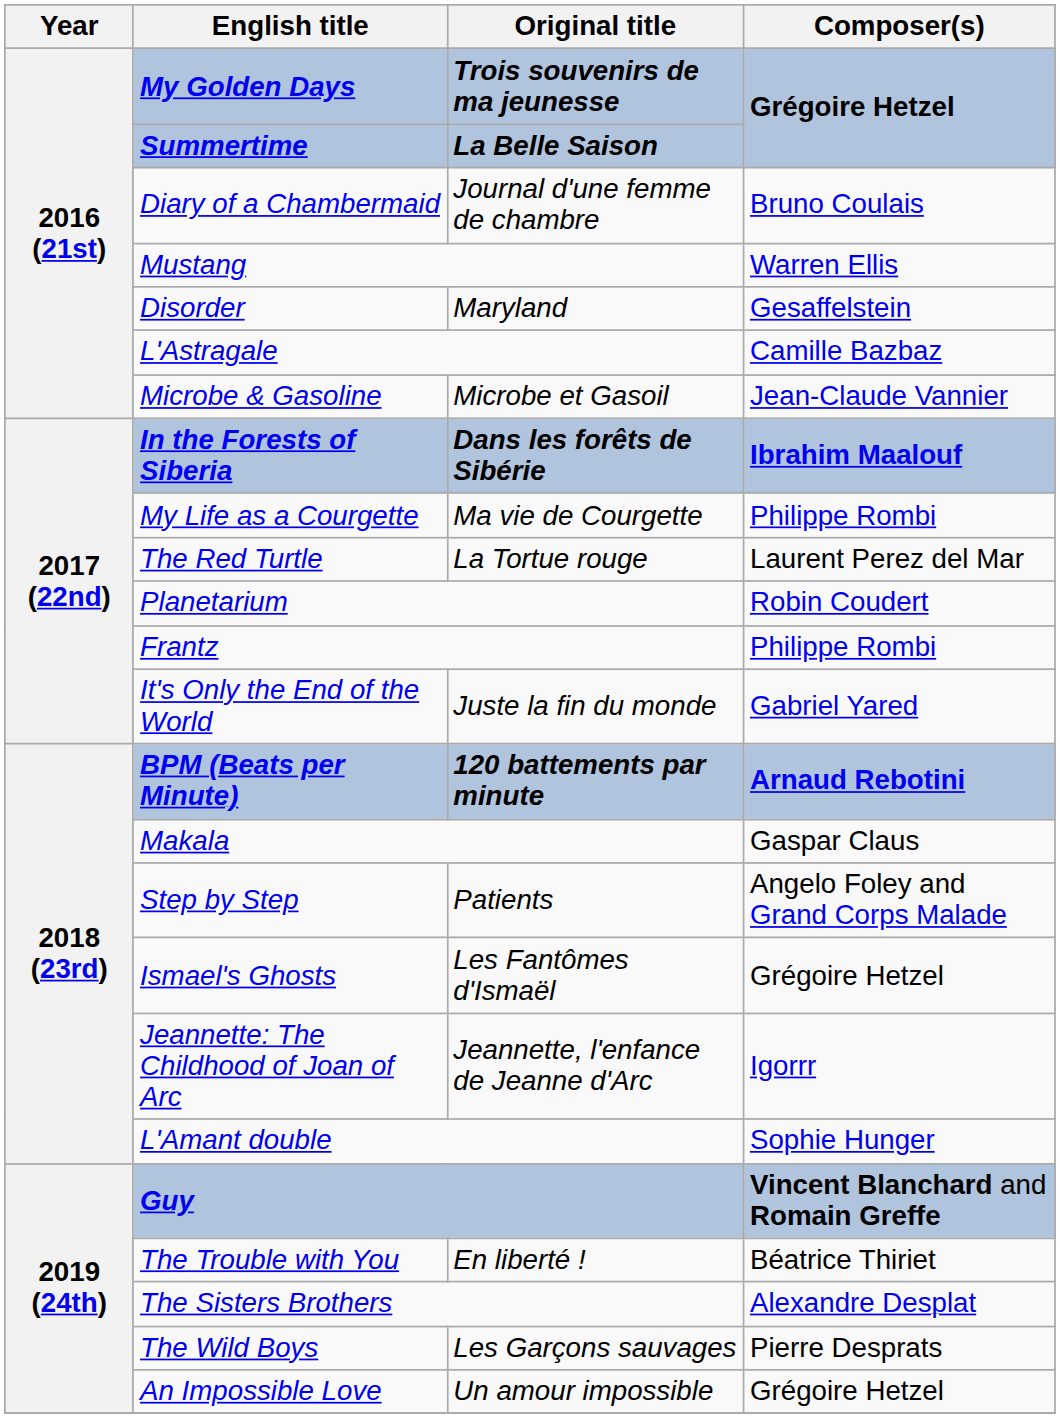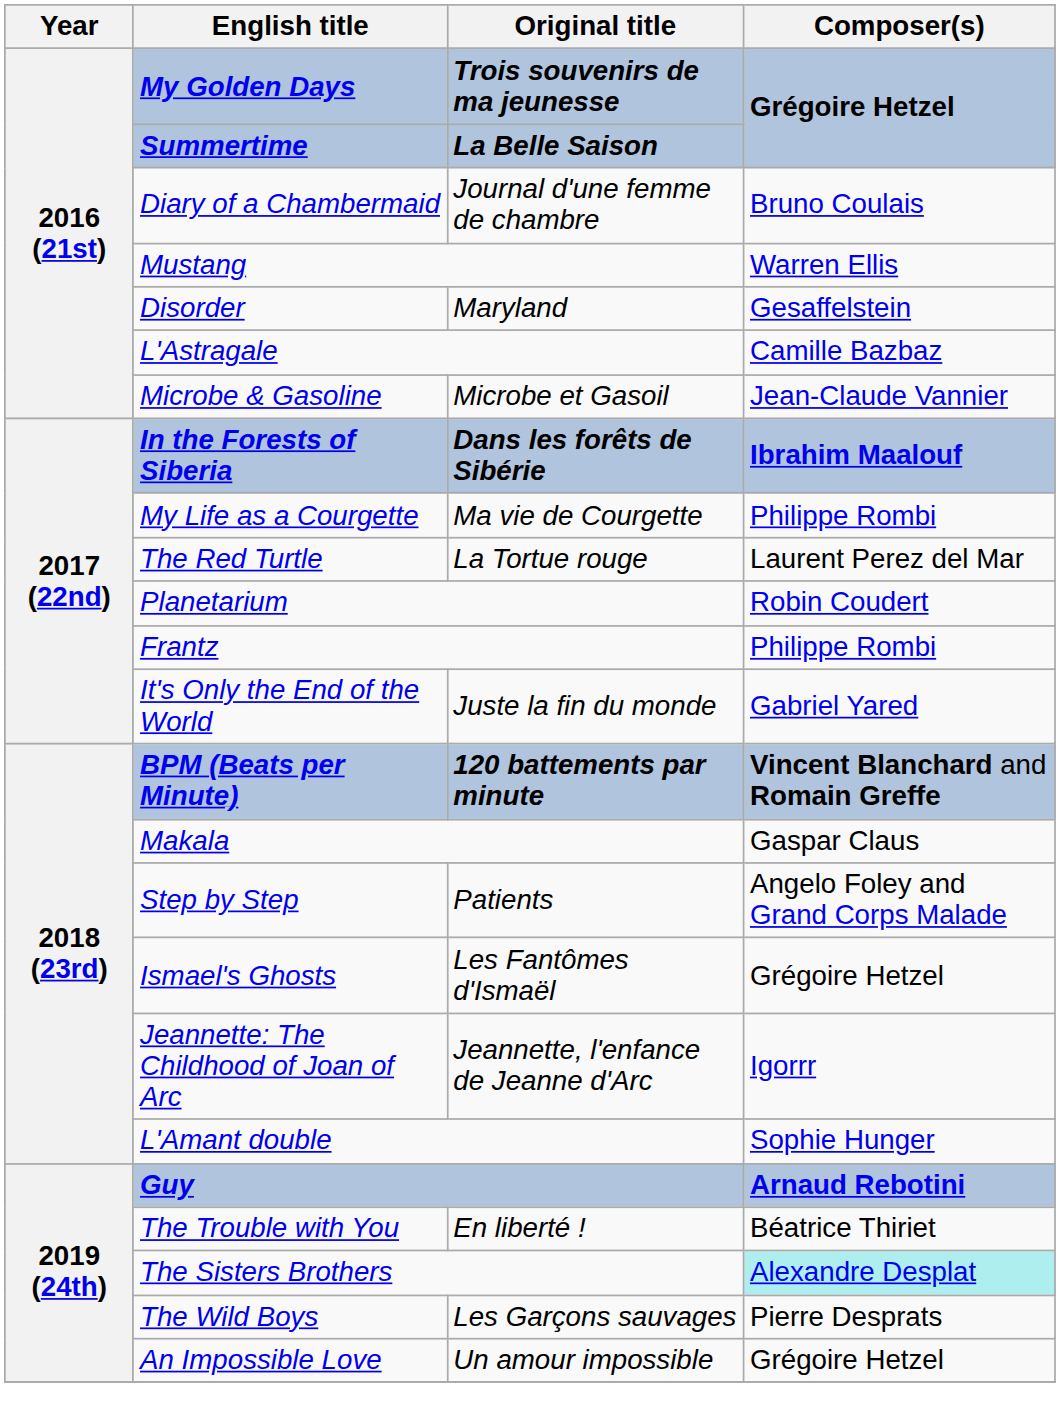(858, 781) Arnaud Rebotini -> (898, 781) Vincent Blanchard and Romain Greffe
(898, 1200) Vincent Blanchard and Romain Greffe -> (858, 1184) Arnaud Rebotini
(863, 1303) no background -> (863, 1272) paleturquoise background
